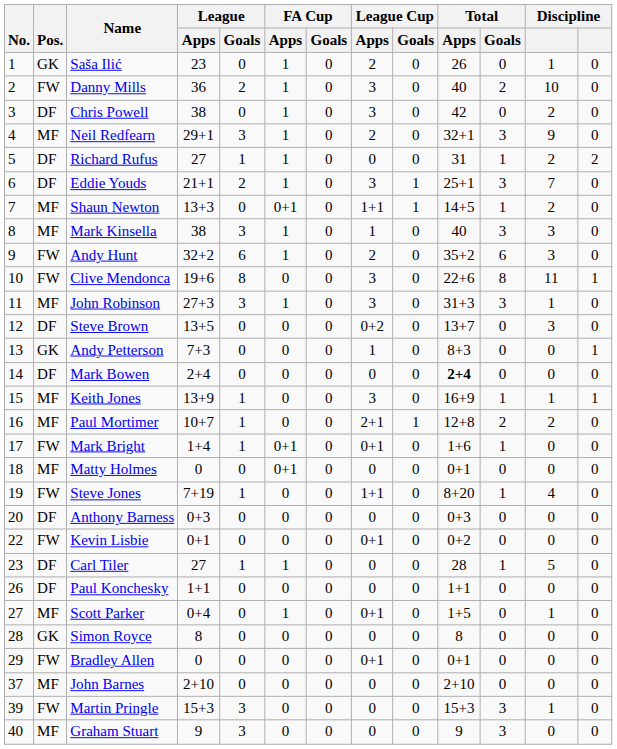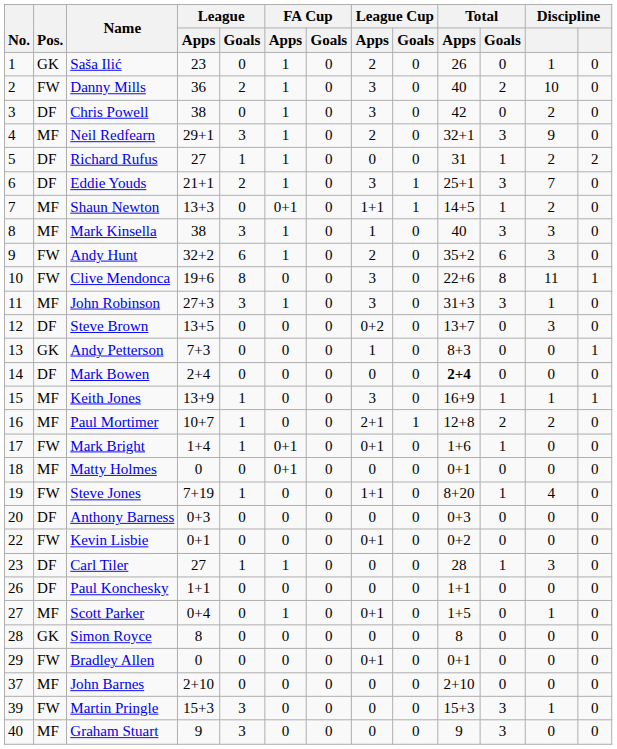(551, 565) 5 -> (551, 565) 3
